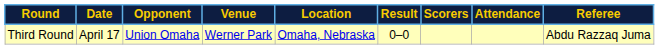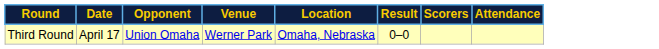- column: (598, 14)
